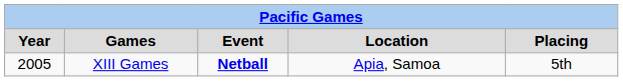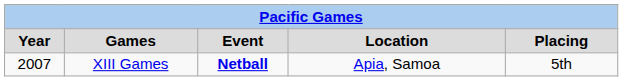(34, 65) 2005 -> (34, 65) 2007
